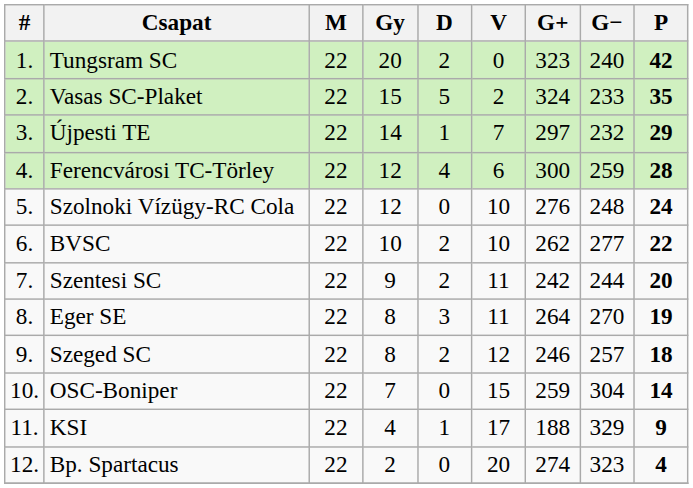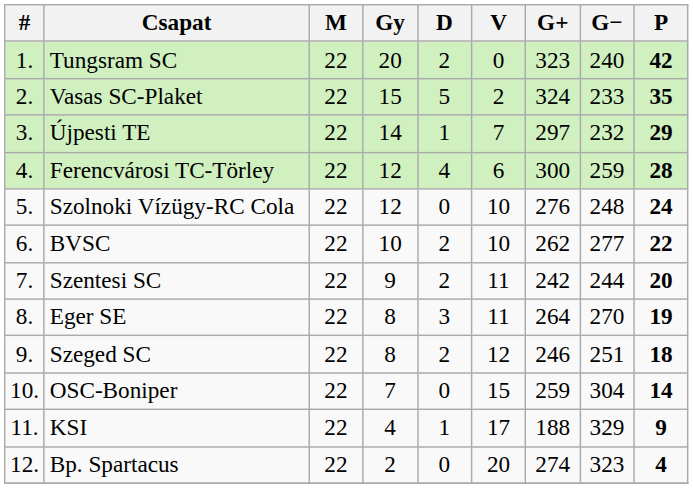(607, 354) 257 -> (607, 354) 251
